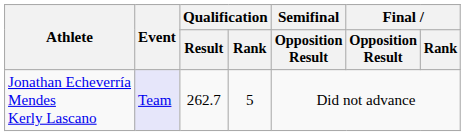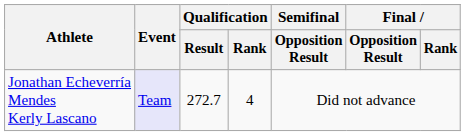(204, 100) 262.7 -> (204, 100) 272.7
(250, 100) 5 -> (250, 100) 4
